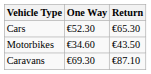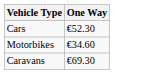- column: (128, 12)
